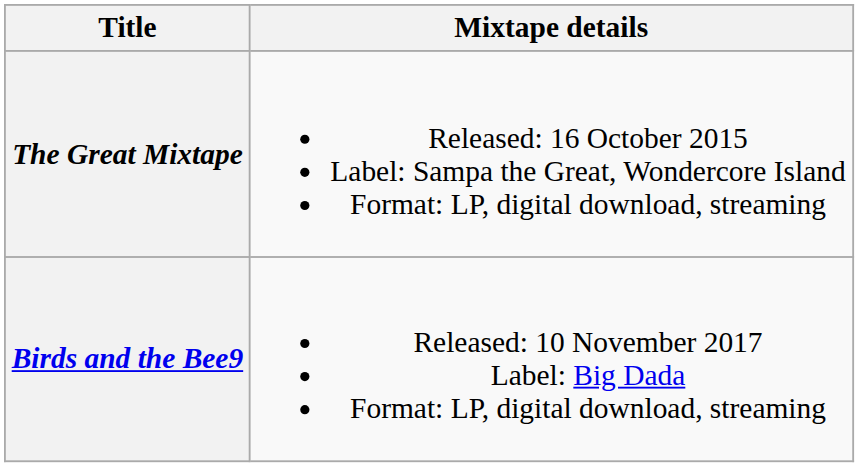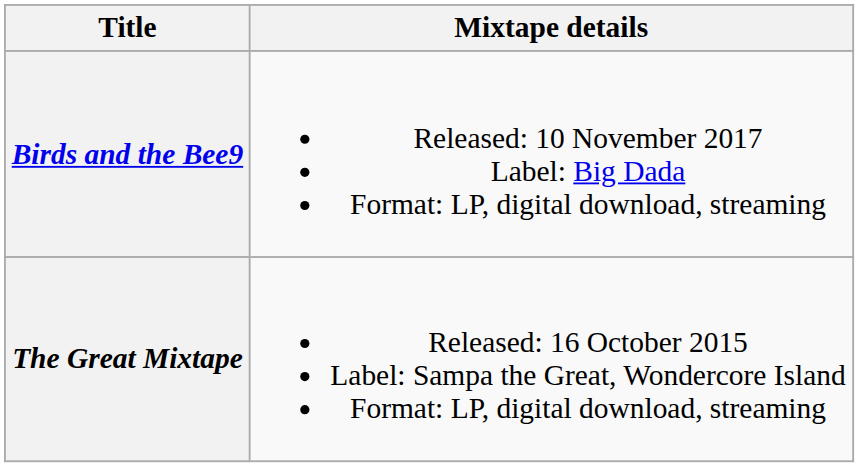rows swapped: (127, 153) <-> (127, 358)
